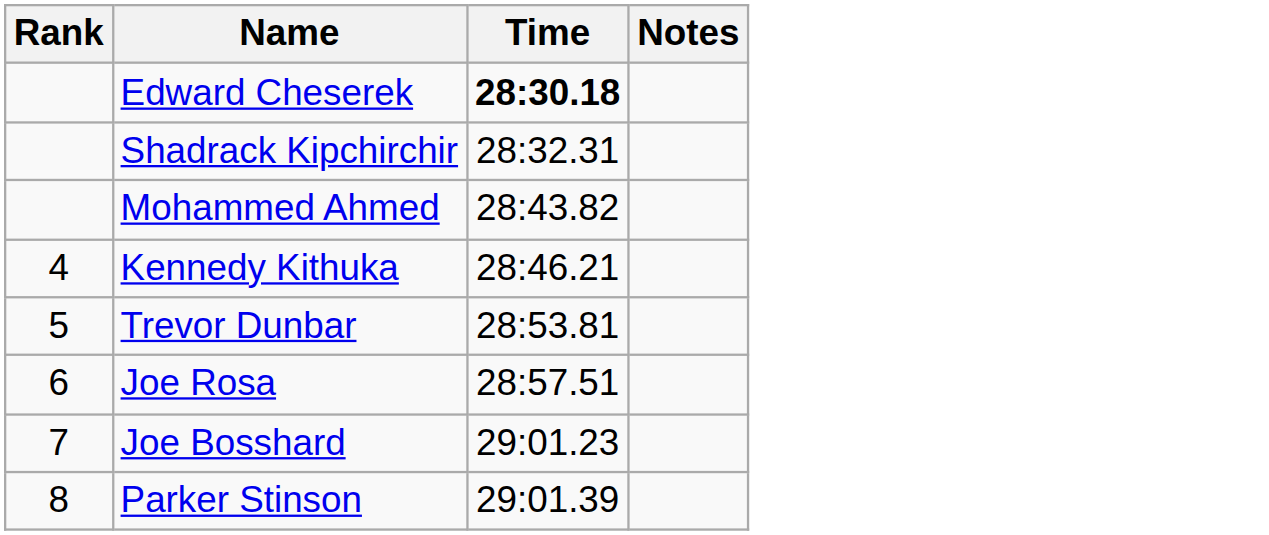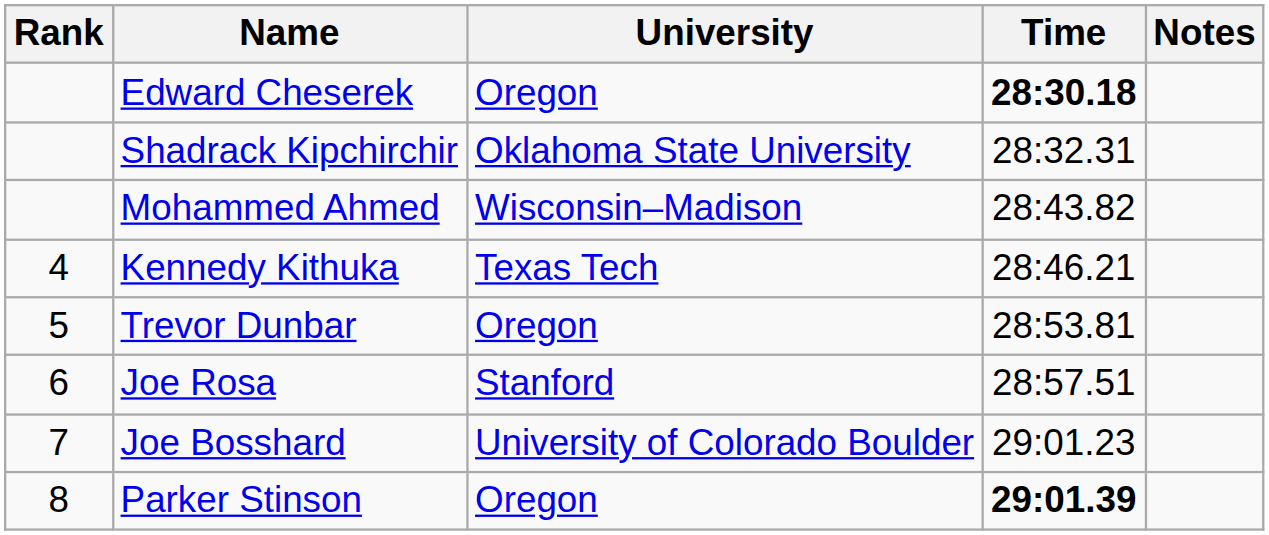+ column: (725, 33)
(548, 500) normal -> (1064, 500) bold
